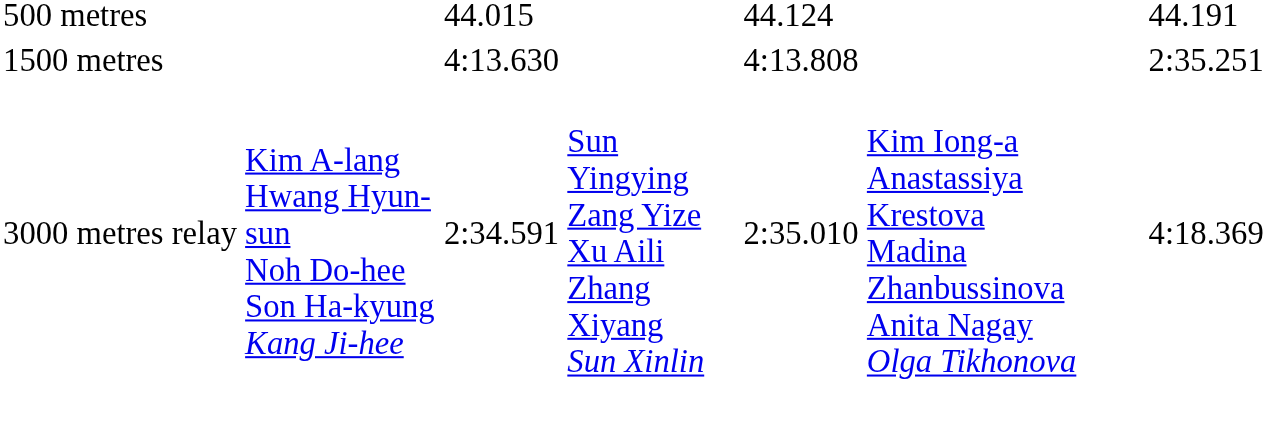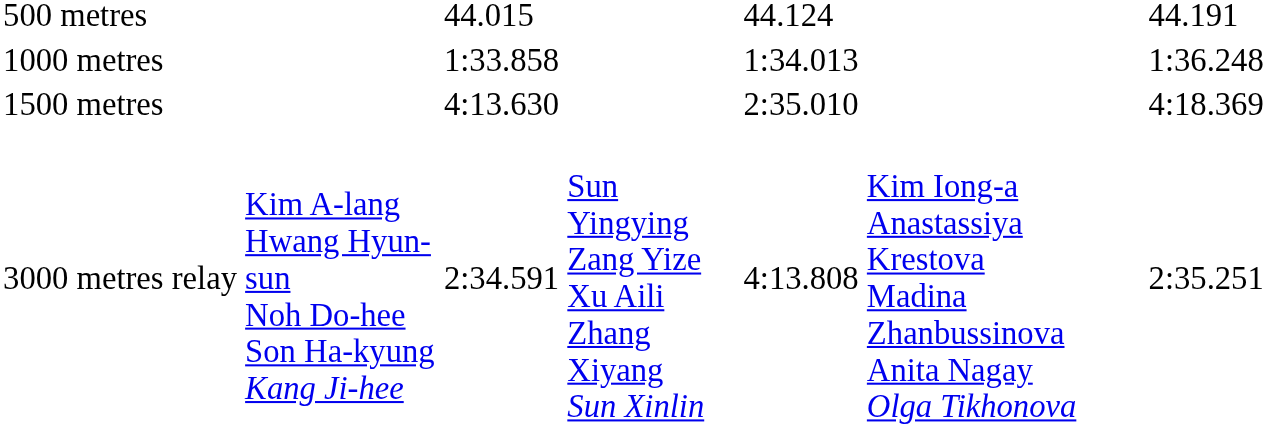+ row: (83, 59)
(801, 59) 4:13.808 -> (801, 104) 2:35.010
(1206, 59) 2:35.251 -> (1206, 104) 4:18.369
(801, 233) 2:35.010 -> (801, 278) 4:13.808
(1206, 233) 4:18.369 -> (1206, 278) 2:35.251
